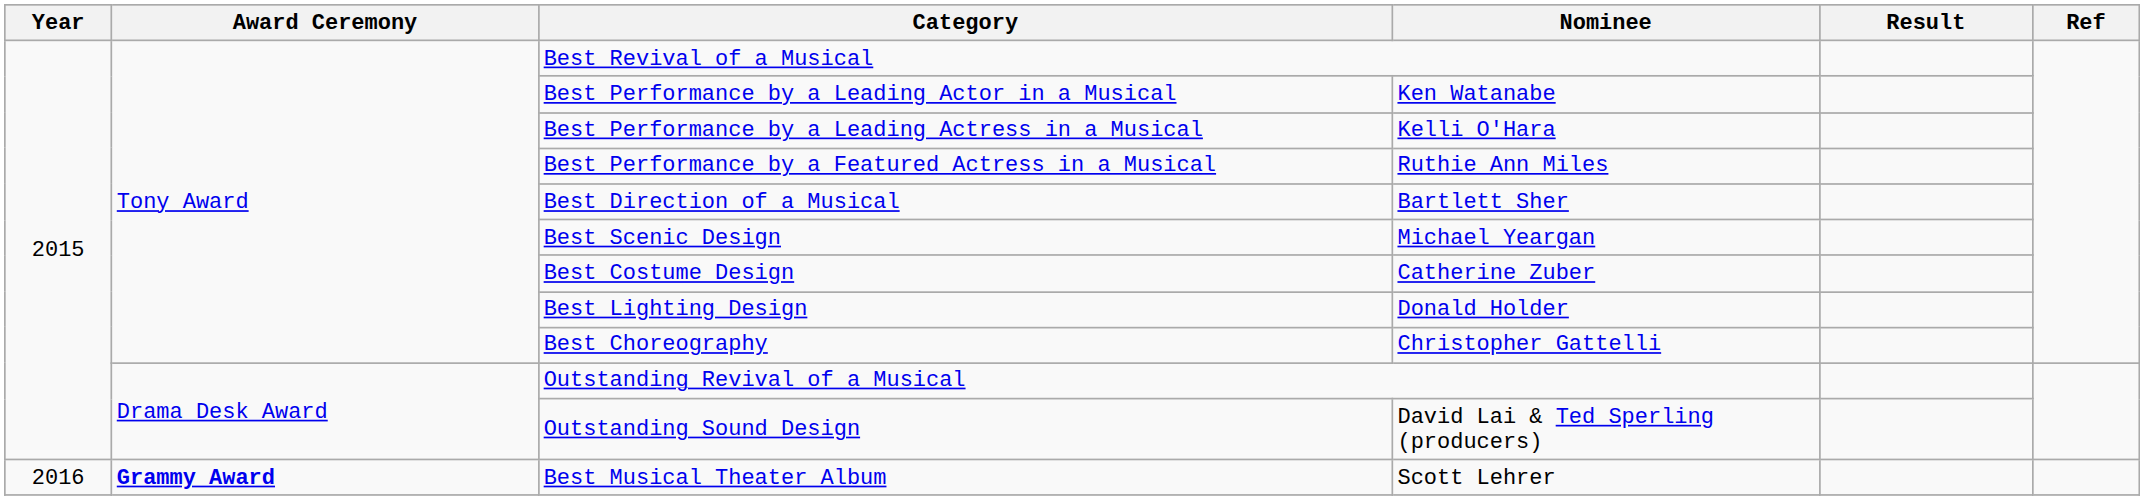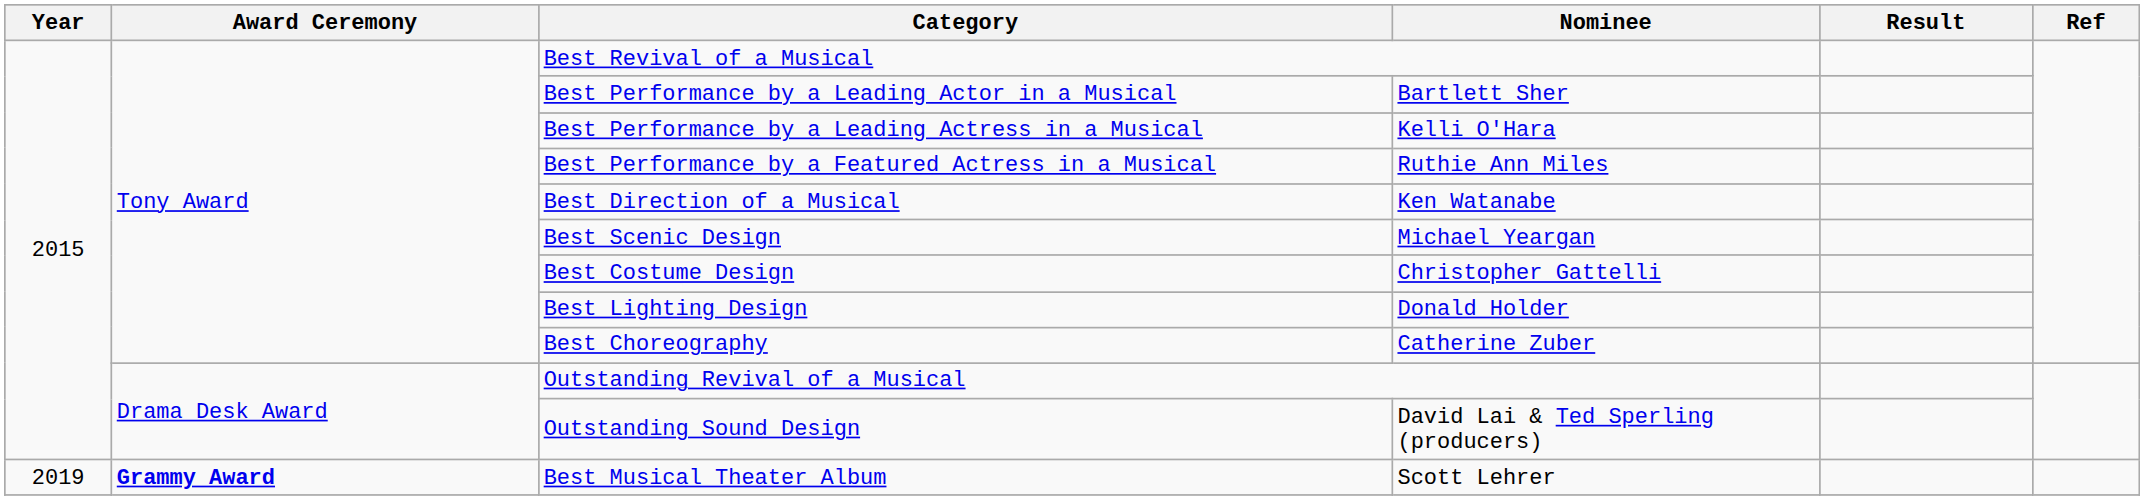(1477, 94) Ken Watanabe -> (1483, 94) Bartlett Sher
(1483, 202) Bartlett Sher -> (1477, 202) Ken Watanabe
(1496, 273) Catherine Zuber -> (1529, 273) Christopher Gattelli
(1529, 345) Christopher Gattelli -> (1496, 345) Catherine Zuber
(58, 478) 2016 -> (58, 478) 2019
